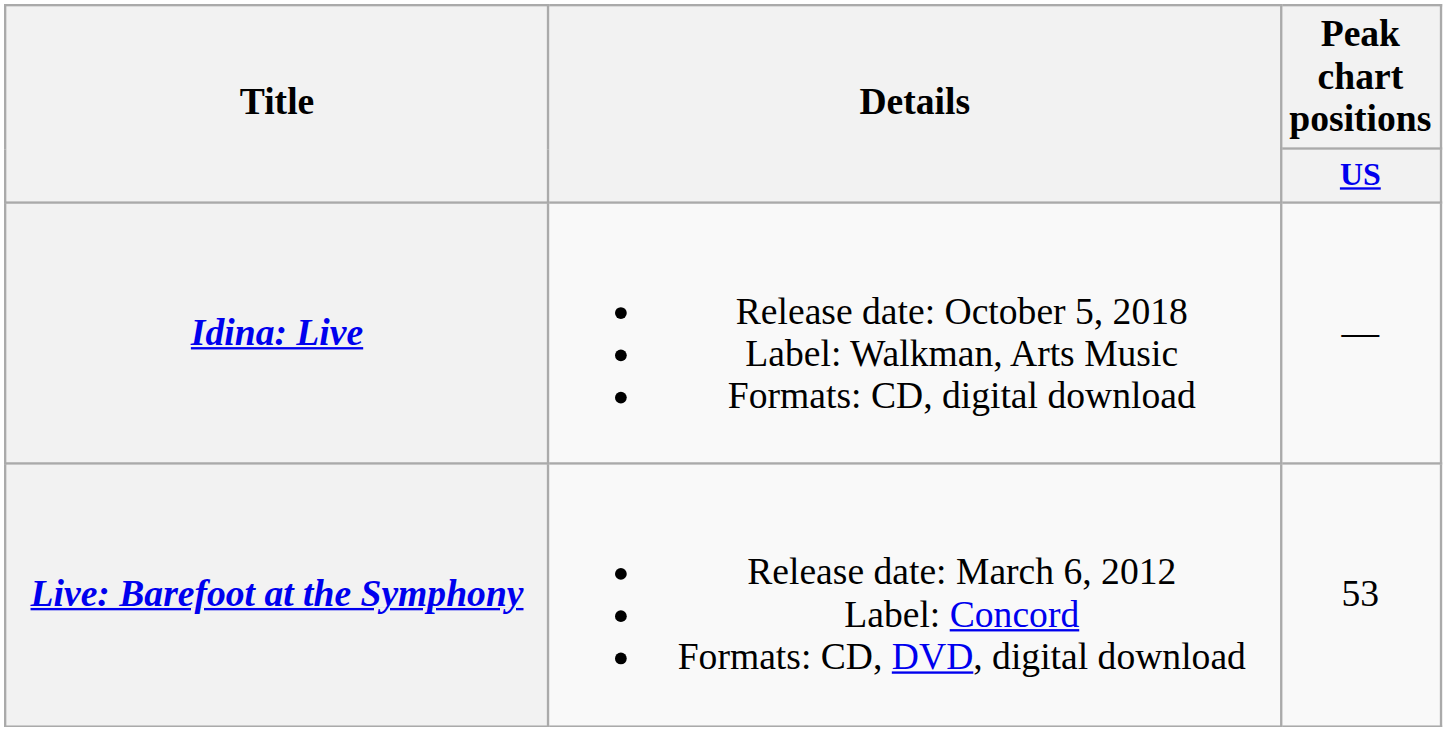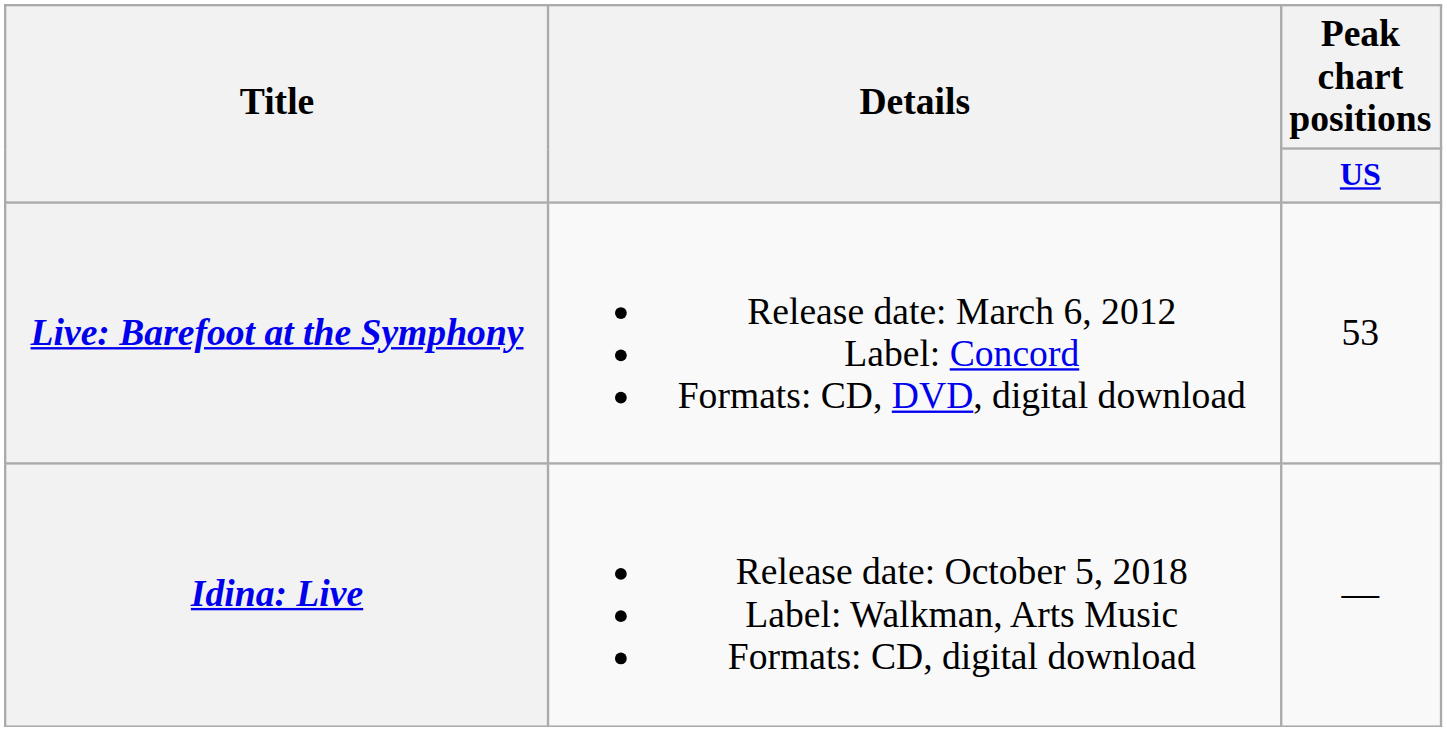rows swapped: (277, 594) <-> (277, 332)
